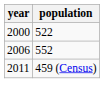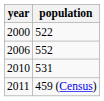+ row: (19, 68)
